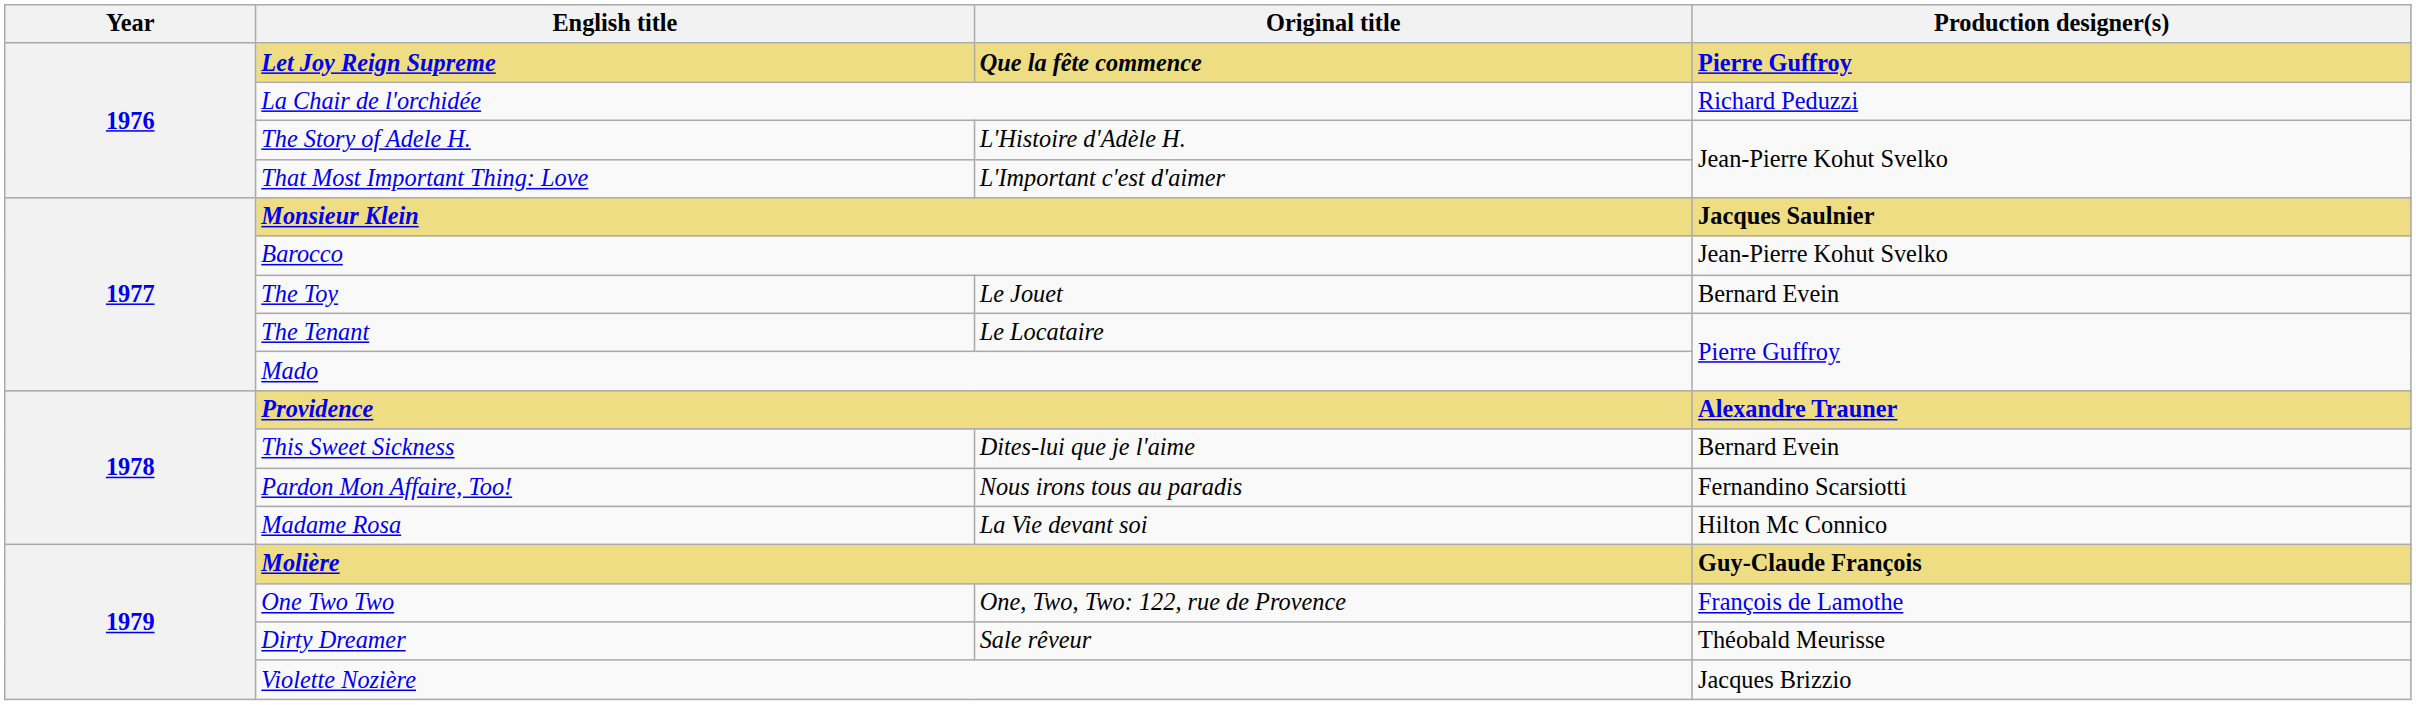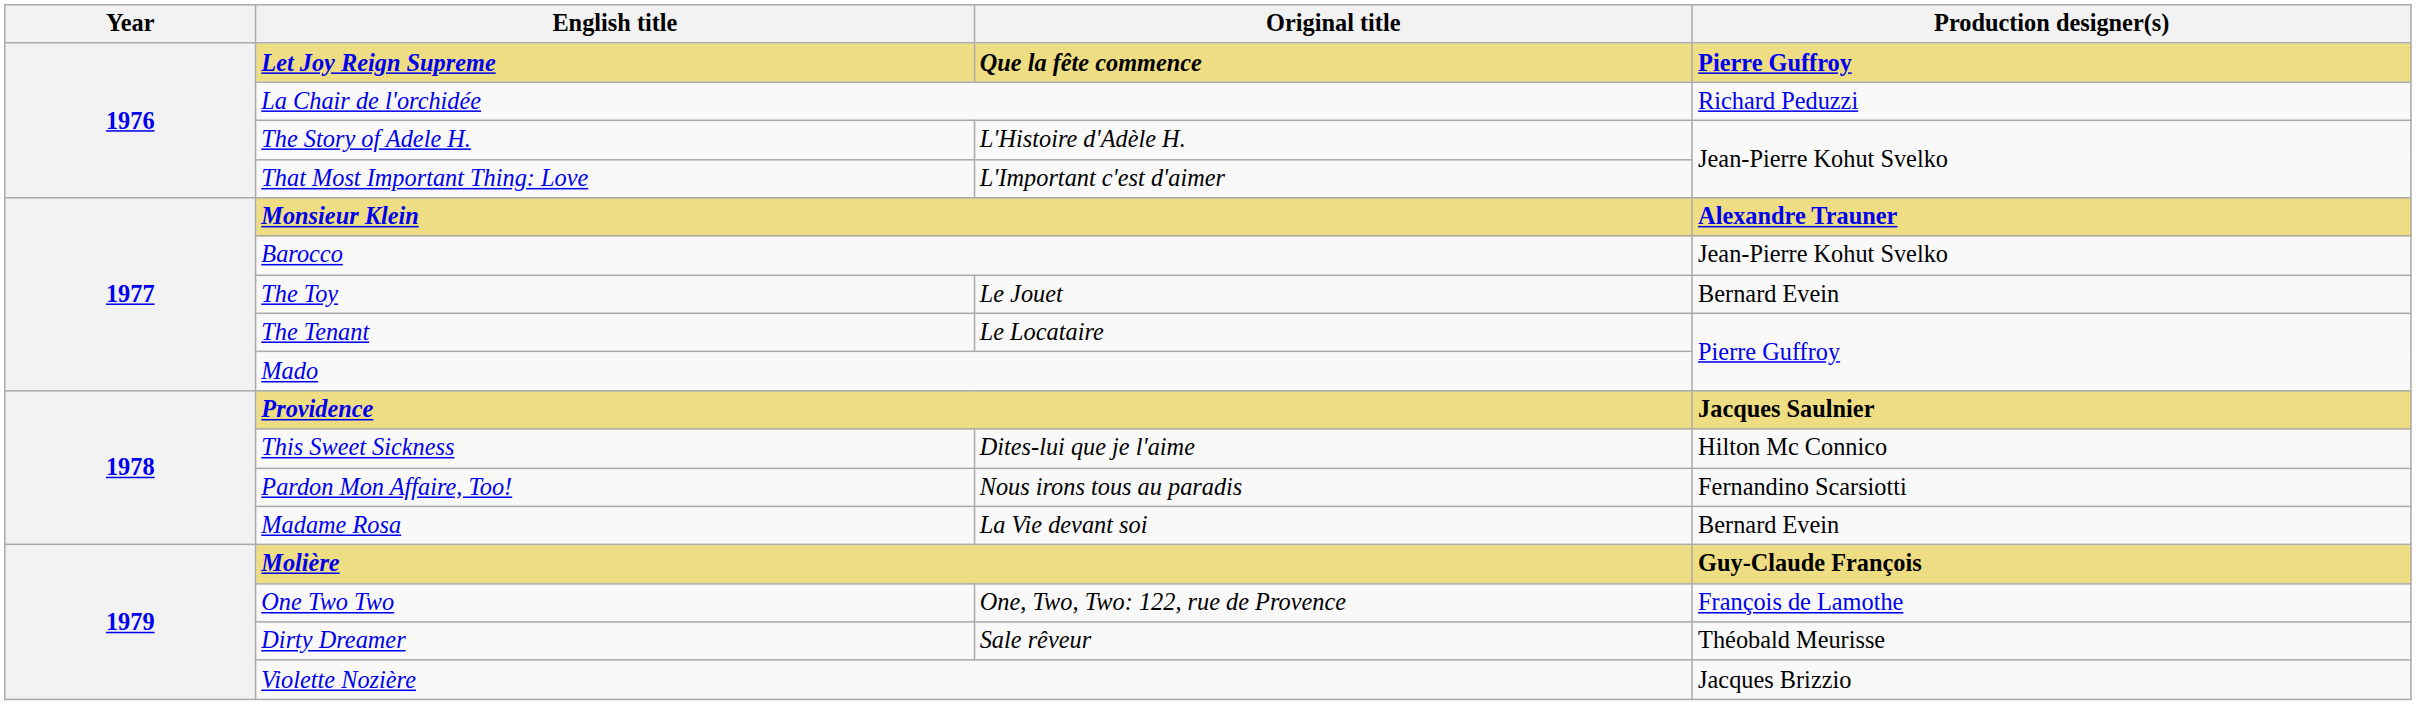(1786, 216) Jacques Saulnier -> (1798, 216) Alexandre Trauner
(1798, 409) Alexandre Trauner -> (1786, 409) Jacques Saulnier
(1769, 448) Bernard Evein -> (1793, 448) Hilton Mc Connico
(1793, 525) Hilton Mc Connico -> (1769, 525) Bernard Evein
